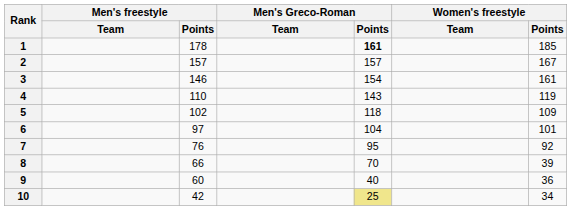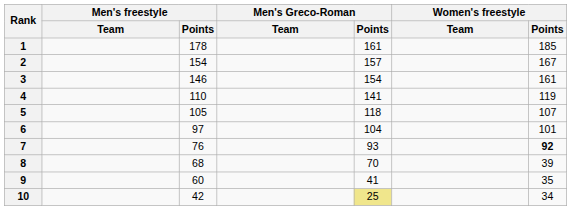(373, 46) bold -> (373, 46) normal
(198, 63) 157 -> (198, 63) 154
(373, 96) 143 -> (373, 96) 141
(198, 113) 102 -> (198, 113) 105
(547, 113) 109 -> (547, 113) 107
(373, 146) 95 -> (373, 146) 93
(547, 146) normal -> (547, 146) bold
(198, 163) 66 -> (198, 163) 68
(373, 180) 40 -> (373, 180) 41
(547, 180) 36 -> (547, 180) 35
